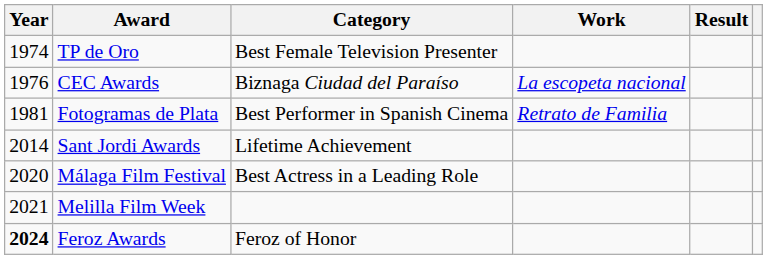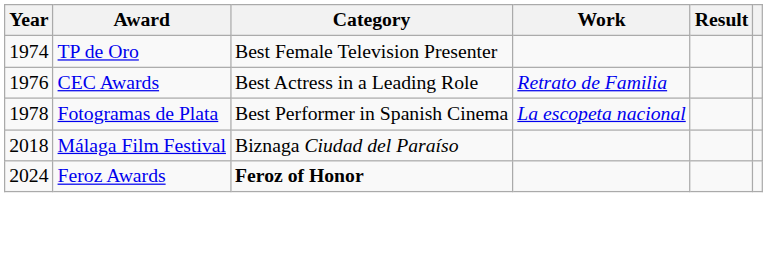(347, 82) Biznaga Ciudad del Paraíso -> (357, 82) Best Actress in a Leading Role
(602, 82) La escopeta nacional -> (592, 82) Retrato de Familia
(29, 113) 1981 -> (29, 113) 1978
(592, 113) Retrato de Familia -> (602, 113) La escopeta nacional
- row: (129, 144)
(29, 176) 2020 -> (29, 144) 2018
(357, 176) Best Actress in a Leading Role -> (347, 144) Biznaga Ciudad del Paraíso
- row: (131, 207)
(29, 238) bold -> (29, 176) normal
(296, 238) normal -> (299, 176) bold
